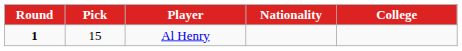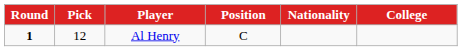+ column: (243, 14)
(95, 35) 15 -> (80, 35) 12
